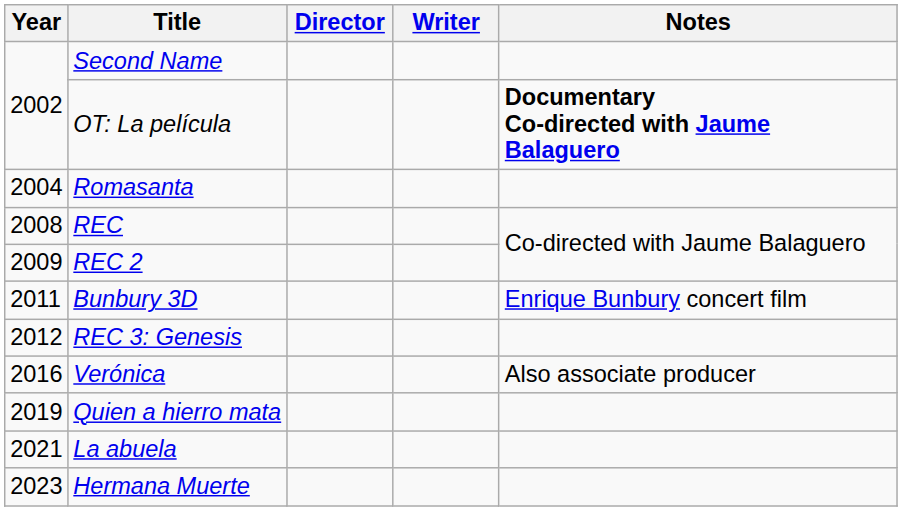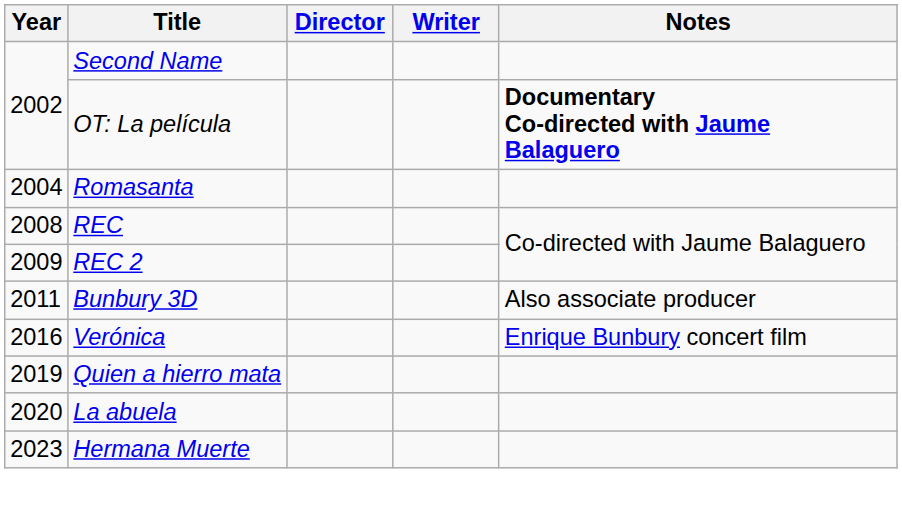(656, 299) Enrique Bunbury concert film -> (630, 299) Also associate producer
- row: (158, 337)
(630, 374) Also associate producer -> (656, 337) Enrique Bunbury concert film
(36, 449) 2021 -> (36, 411) 2020
